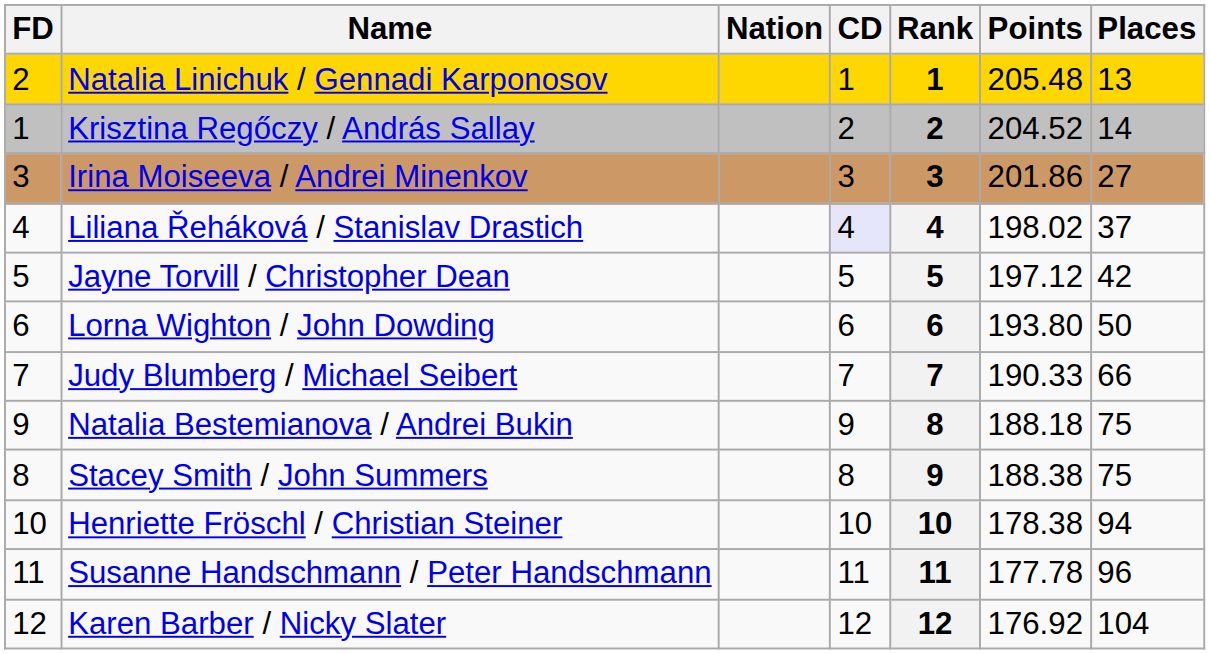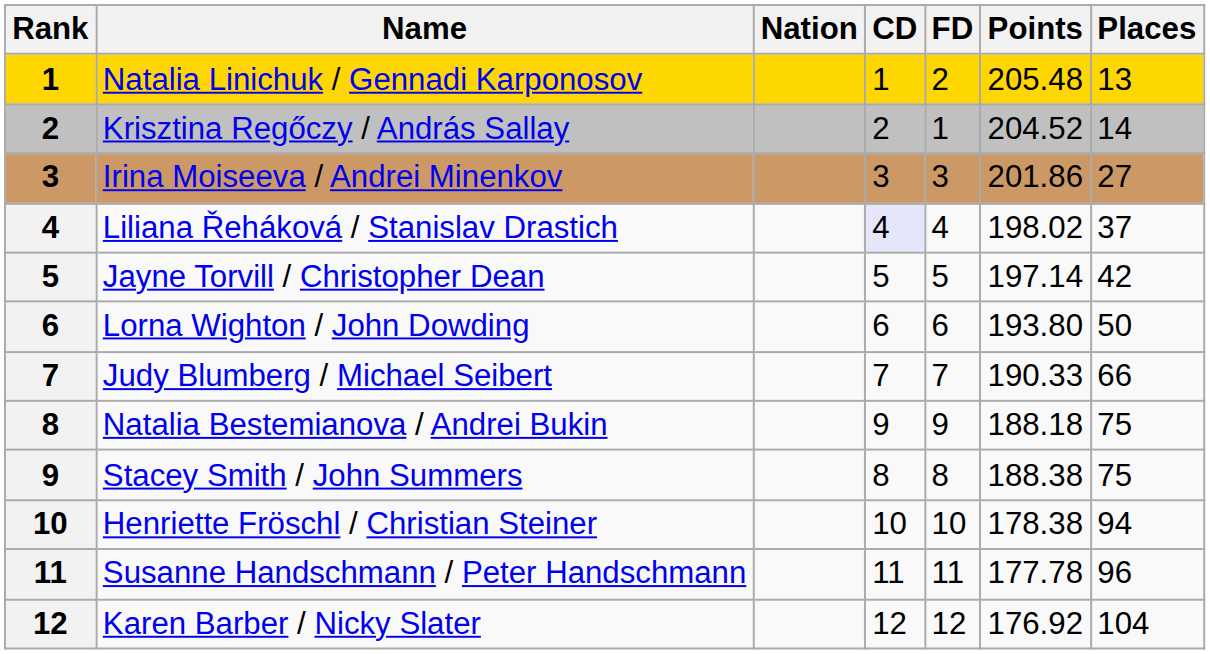columns swapped: (935, 29) <-> (33, 29)
(1035, 276) 197.12 -> (1035, 276) 197.14
